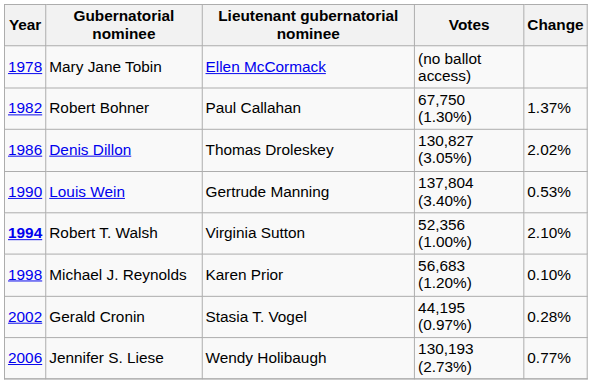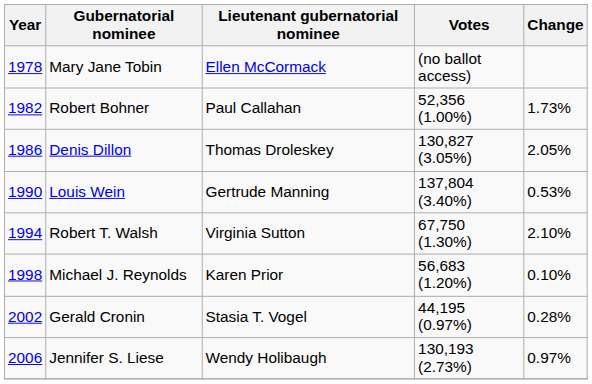(445, 108) 67,750 (1.30%) -> (445, 108) 52,356 (1.00%)
(549, 108) 1.37% -> (549, 108) 1.73%
(549, 150) 2.02% -> (549, 150) 2.05%
(25, 233) bold -> (25, 233) normal
(445, 233) 52,356 (1.00%) -> (445, 233) 67,750 (1.30%)
(549, 358) 0.77% -> (549, 358) 0.97%
